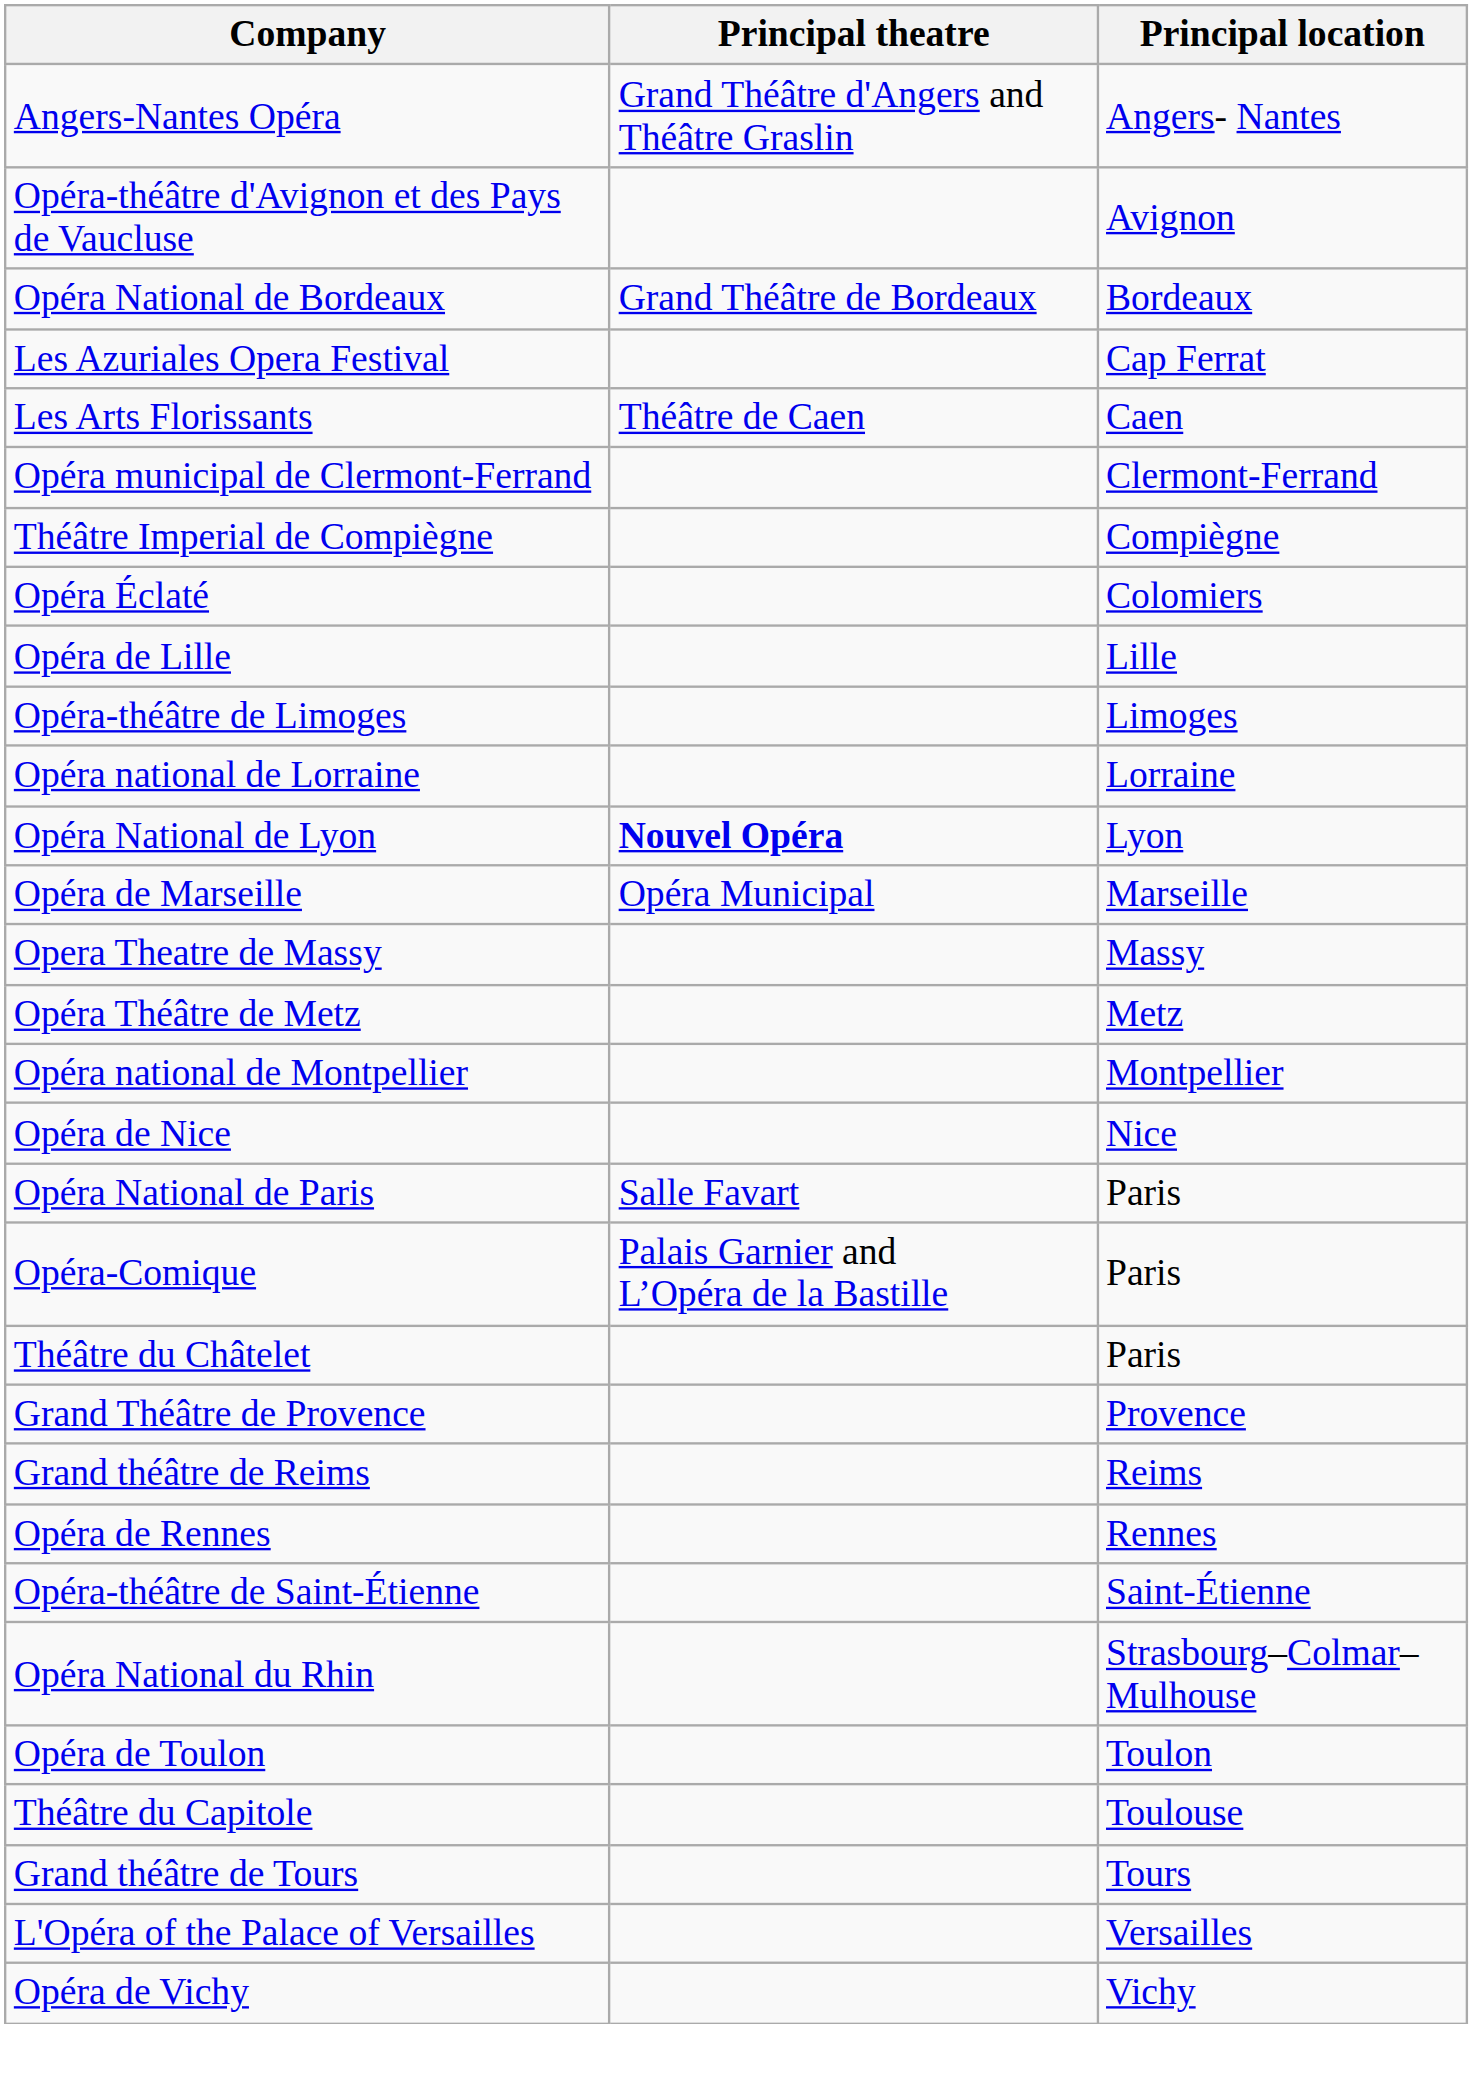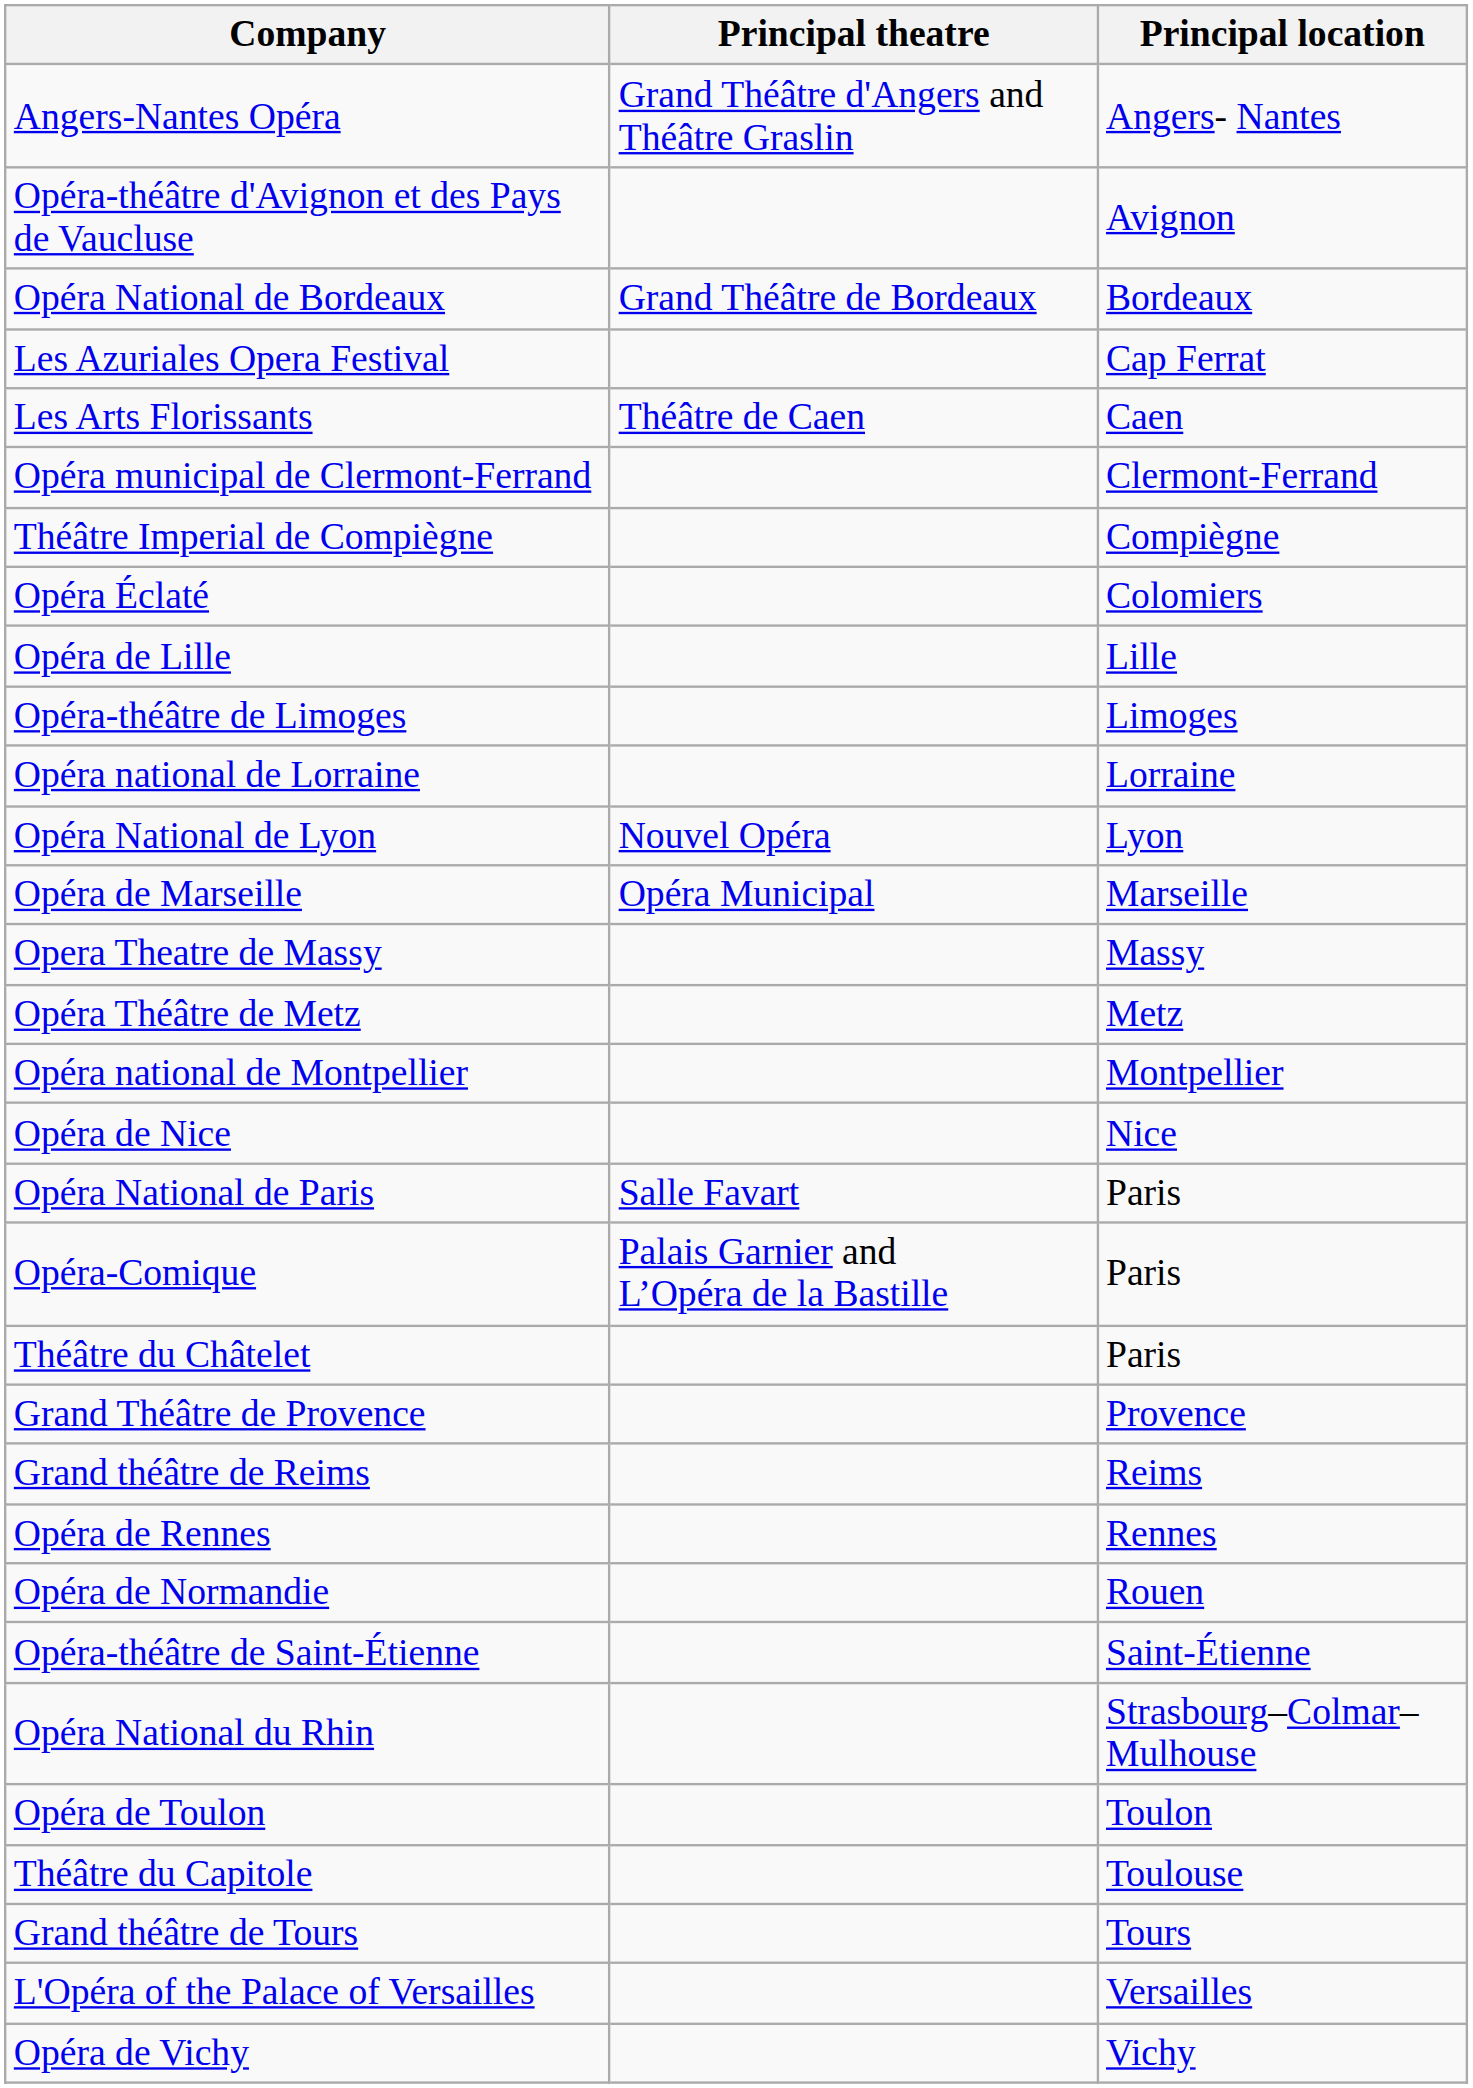(731, 834) bold -> (725, 834) normal
+ row: (171, 1592)
